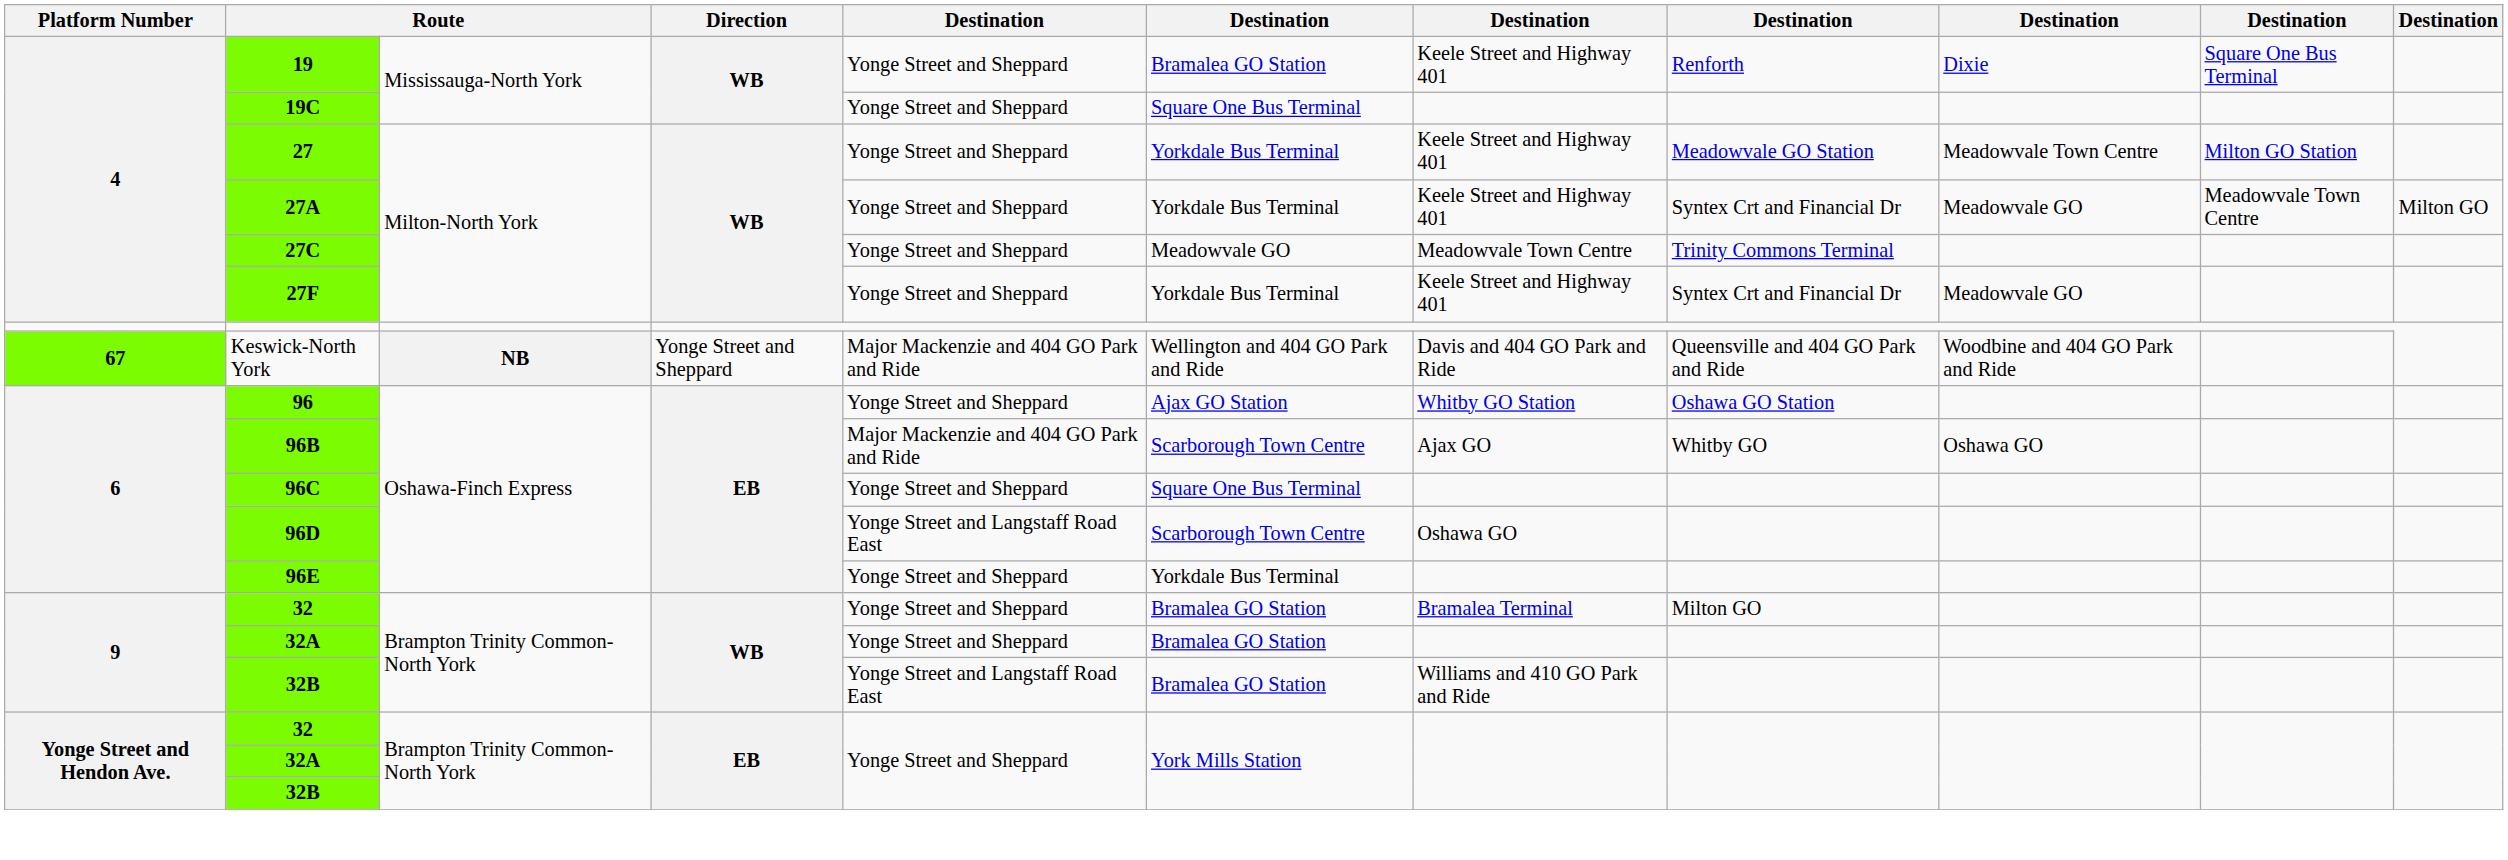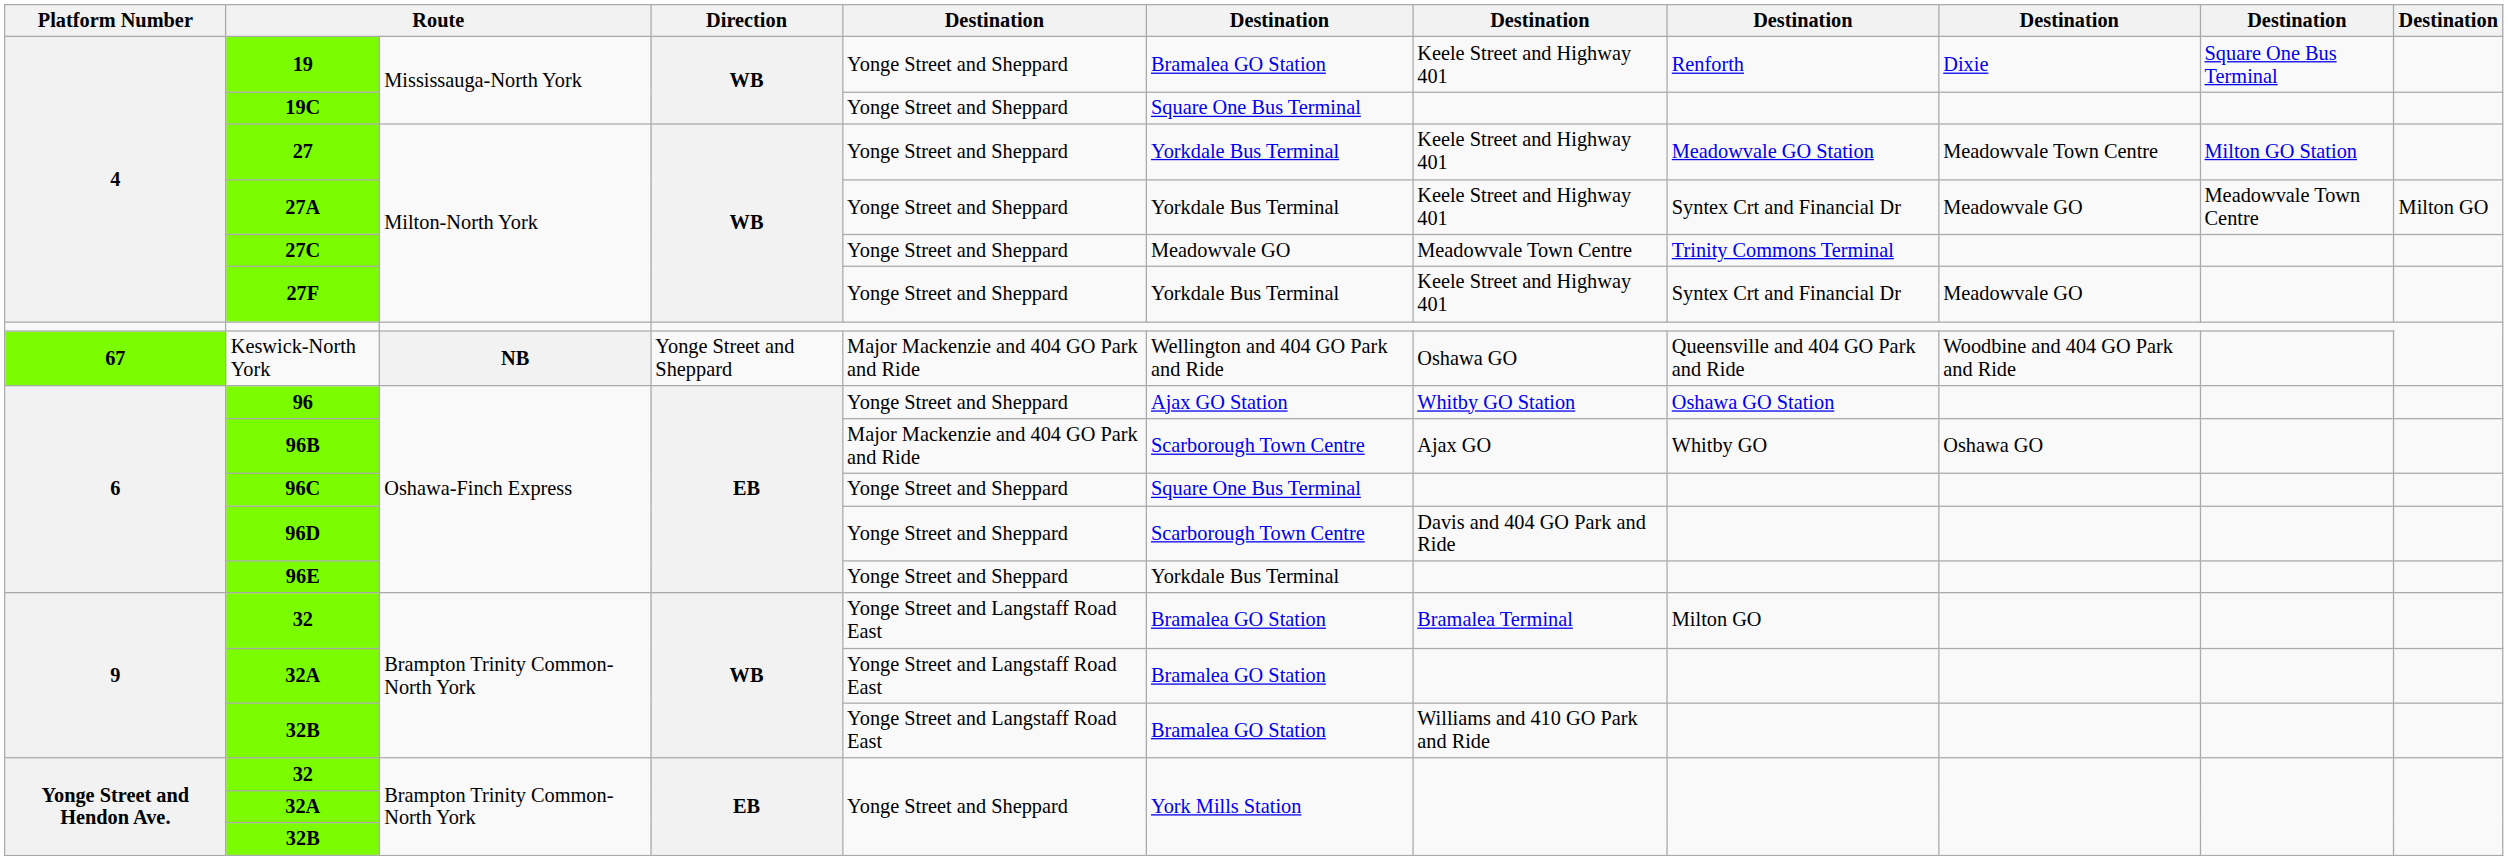(1532, 358) Davis and 404 GO Park and Ride -> (1467, 358) Oshawa GO
(982, 533) Yonge Street and Langstaff Road East -> (958, 533) Yonge Street and Sheppard
(1467, 533) Oshawa GO -> (1532, 533) Davis and 404 GO Park and Ride
(958, 608) Yonge Street and Sheppard -> (982, 620) Yonge Street and Langstaff Road East
(958, 641) Yonge Street and Sheppard -> (982, 675) Yonge Street and Langstaff Road East
